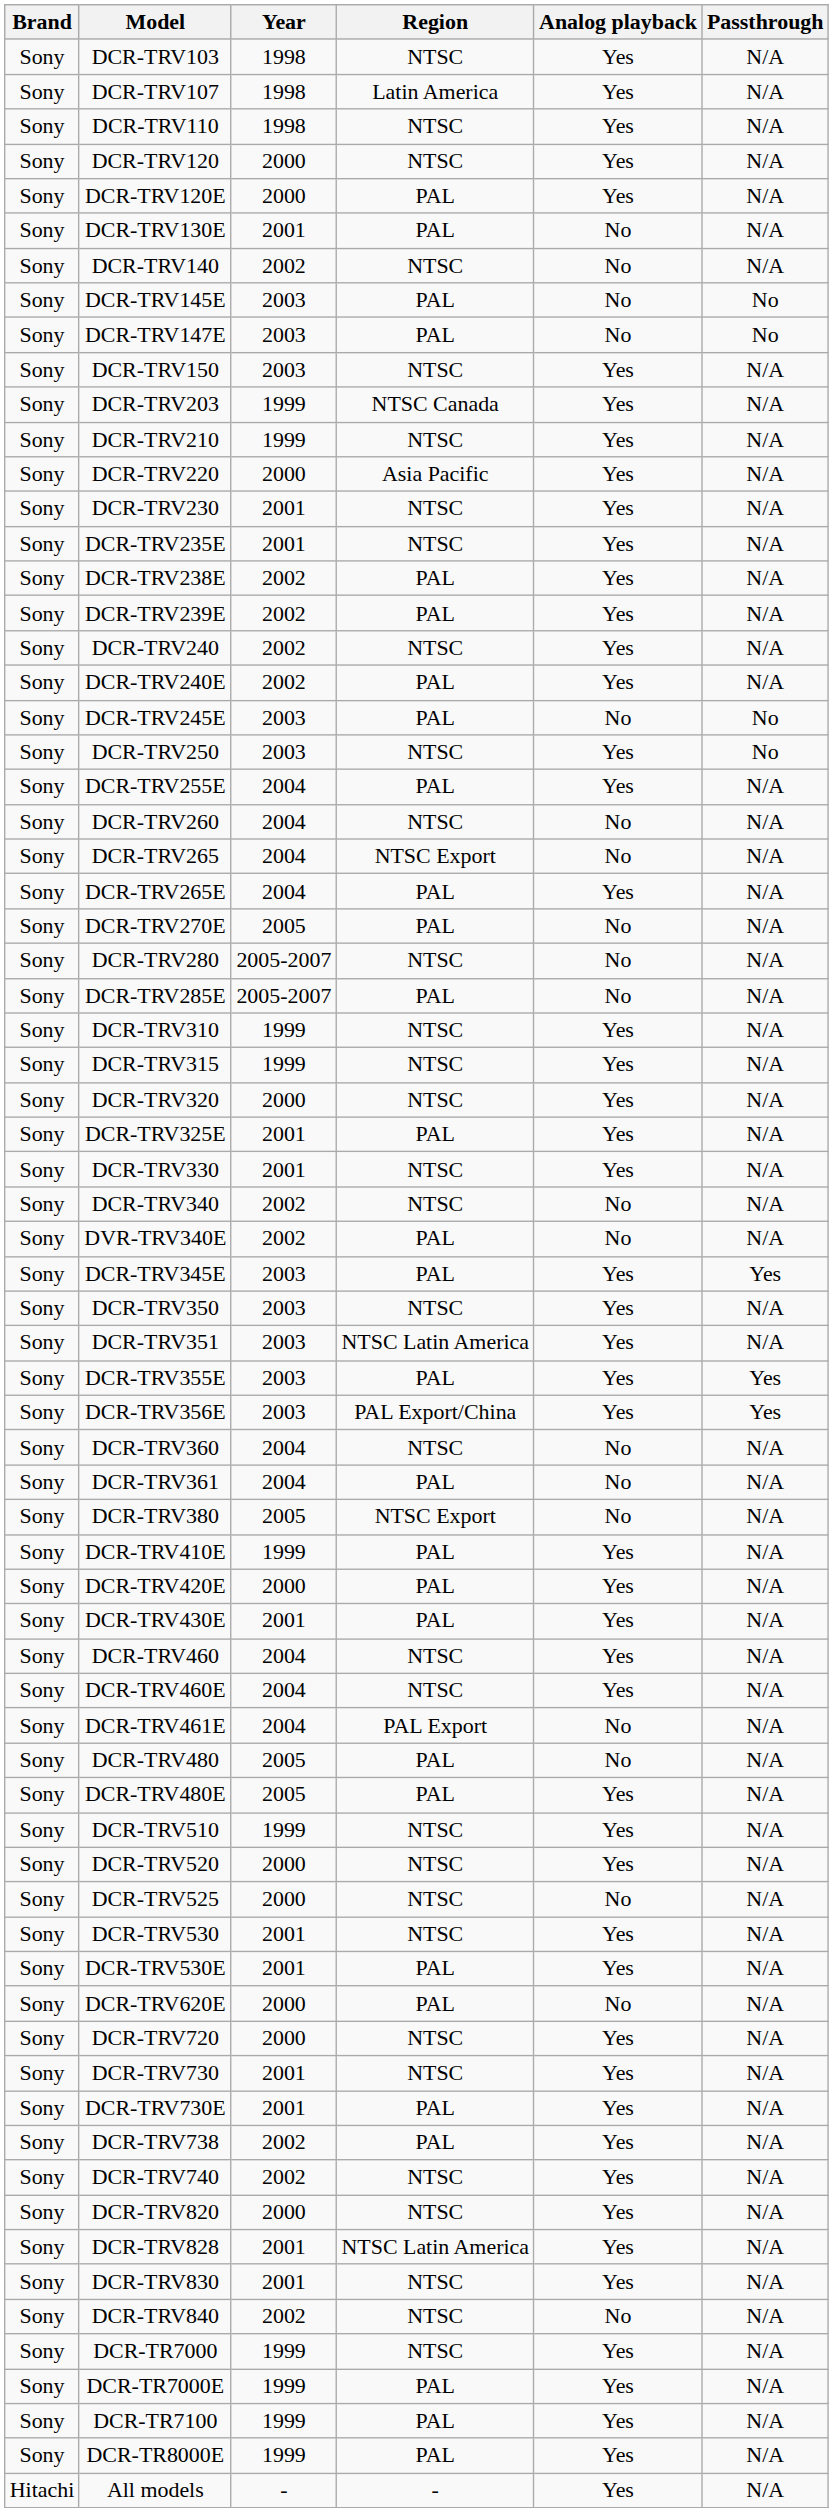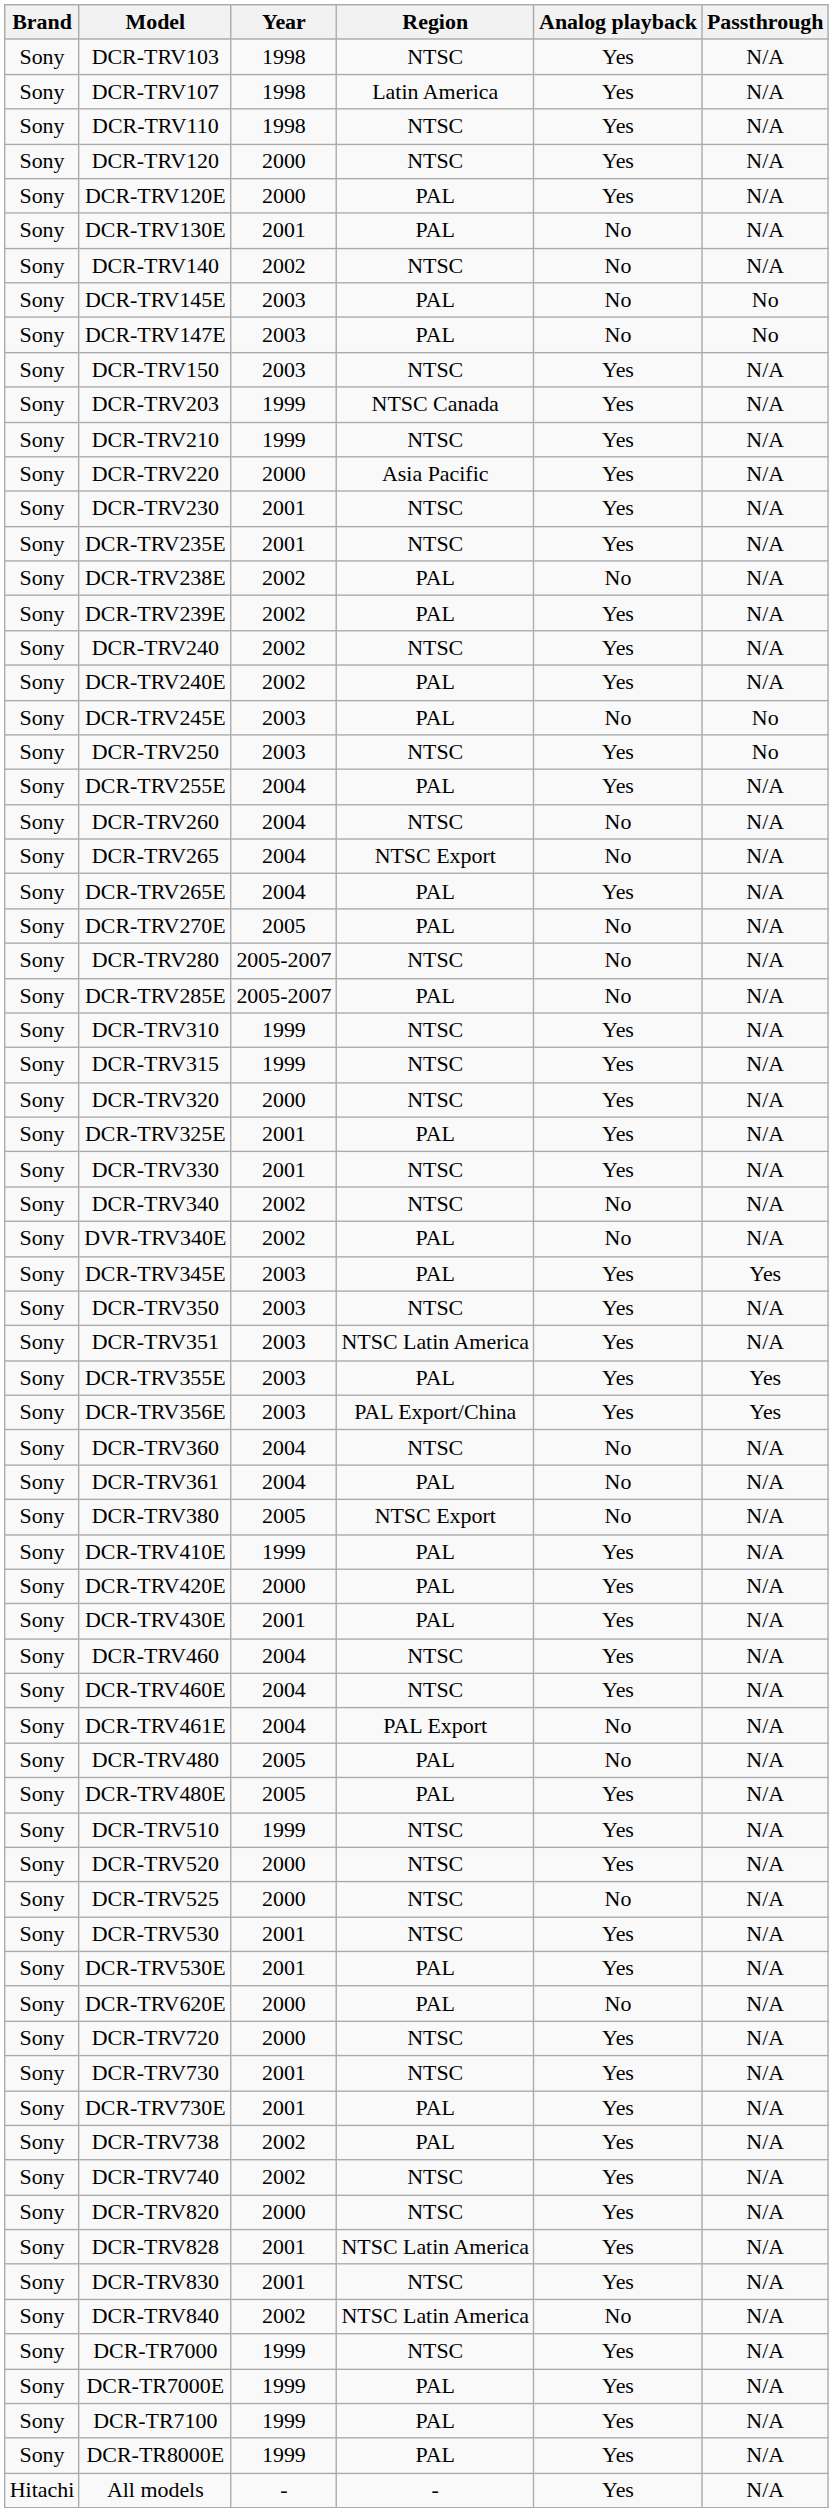(618, 578) Yes -> (618, 578) No
(435, 2316) NTSC -> (435, 2316) NTSC Latin America
